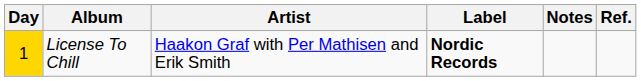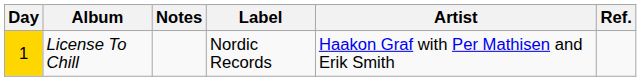columns swapped: (289, 17) <-> (570, 17)
(464, 53) bold -> (241, 53) normal
